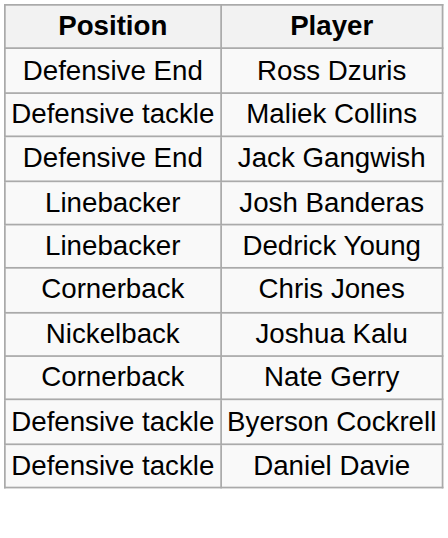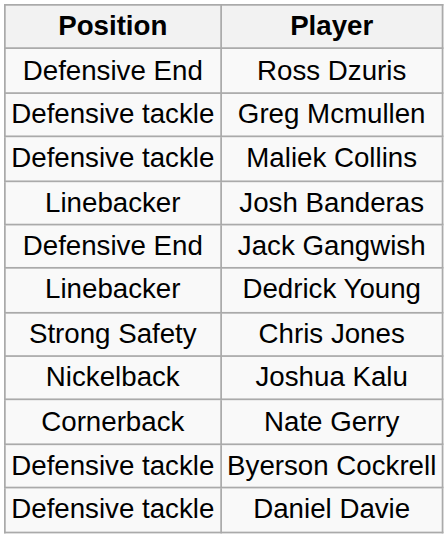+ row: (332, 114)
rows swapped: (332, 158) <-> (332, 202)
(113, 289) Cornerback -> (113, 333) Strong Safety
